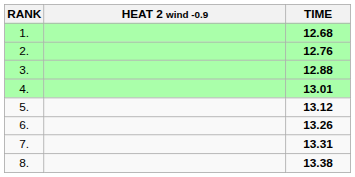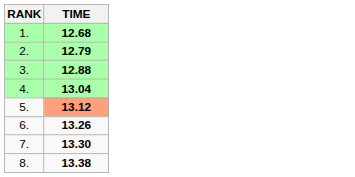- column: (165, 14)
(318, 51) 12.76 -> (76, 51) 12.79
(318, 89) 13.01 -> (76, 89) 13.04
(318, 107) no background -> (76, 107) lightsalmon background
(318, 145) 13.31 -> (76, 145) 13.30
